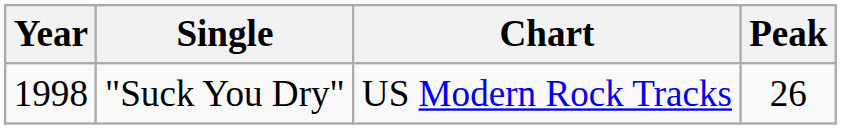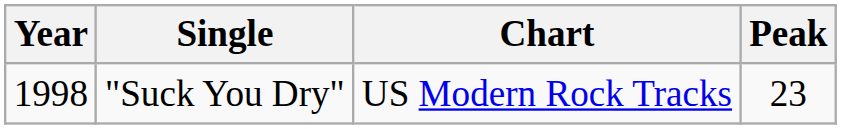(788, 92) 26 -> (788, 92) 23
